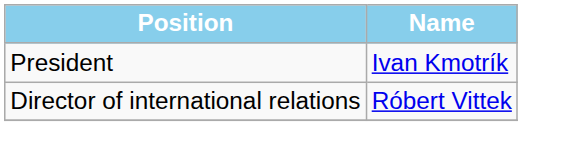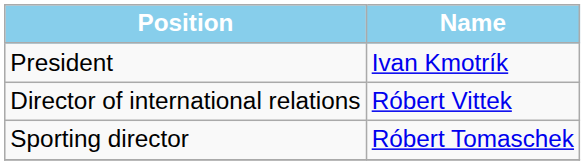+ row: (100, 139)
